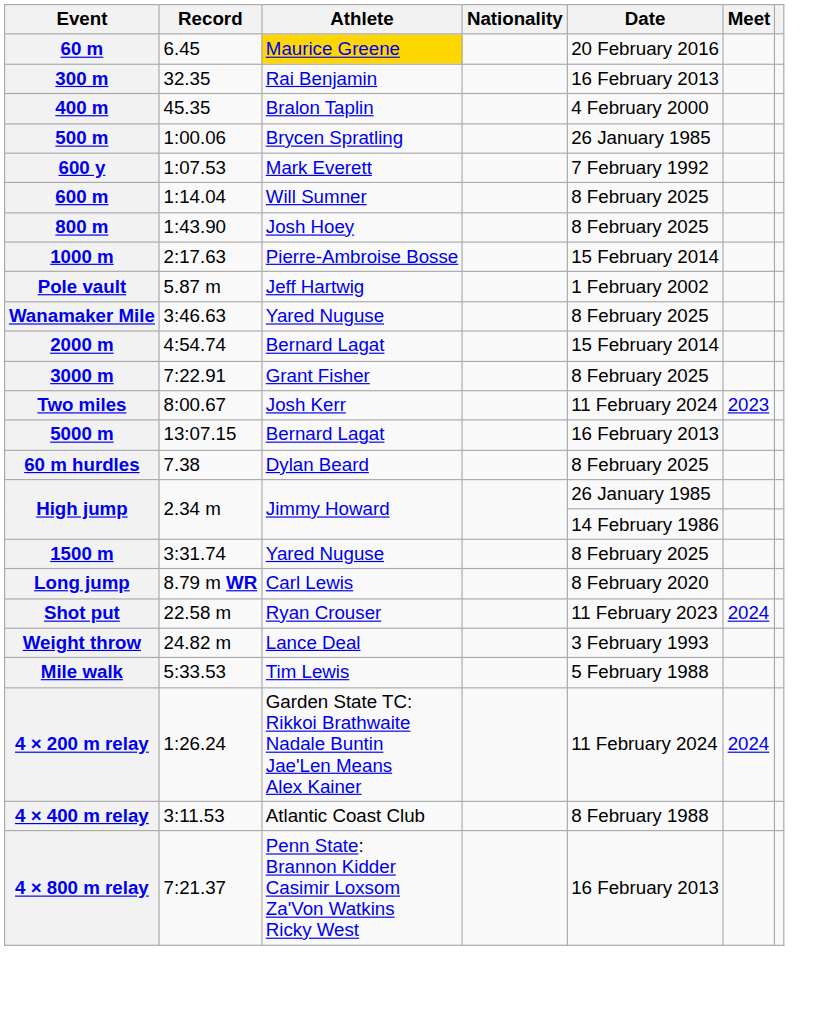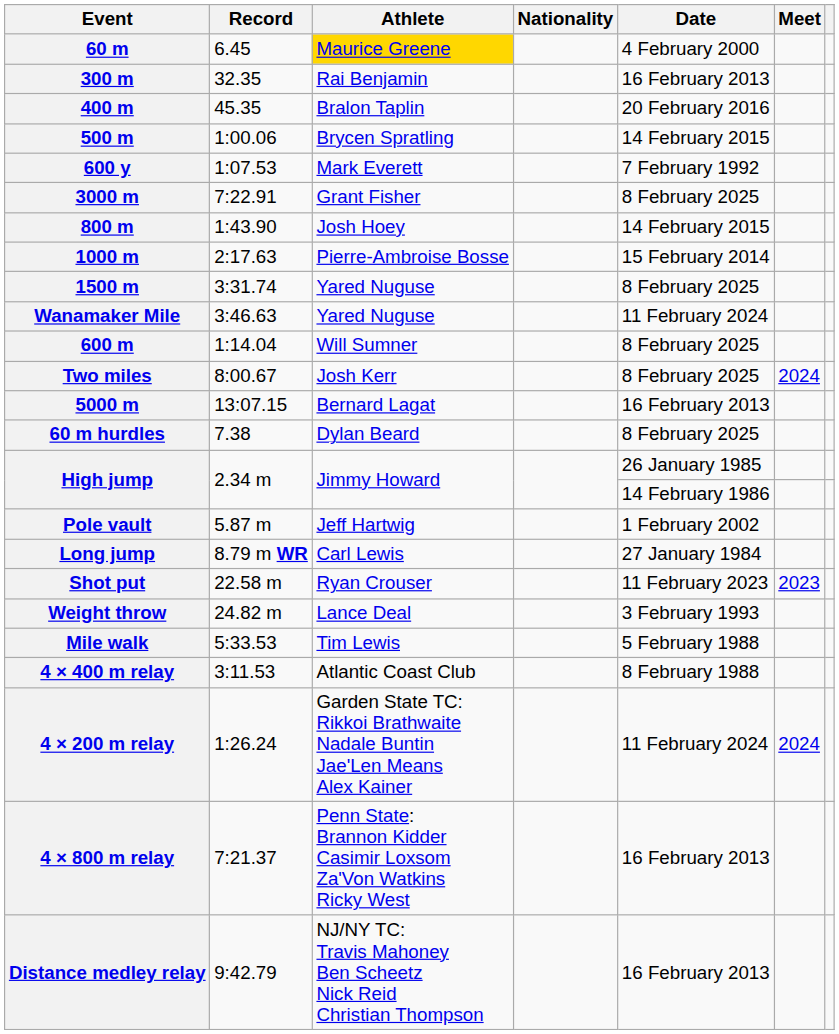(645, 49) 20 February 2016 -> (691, 49) 4 February 2000
(640, 108) 4 February 2000 -> (696, 108) 20 February 2016
(641, 138) 26 January 1985 -> (696, 138) 14 February 2015
rows swapped: (82, 197) <-> (82, 375)
(640, 227) 8 February 2025 -> (696, 227) 14 February 2015
rows swapped: (82, 553) <-> (82, 286)
(640, 316) 8 February 2025 -> (695, 316) 11 February 2024
- row: (82, 345)
(644, 405) 11 February 2024 -> (691, 375) 8 February 2025
(748, 405) 2023 -> (799, 375) 2024
(640, 583) 8 February 2020 -> (692, 553) 27 January 1984
(748, 613) 2024 -> (799, 583) 2023
rows swapped: (82, 744) <-> (82, 816)
+ row: (107, 972)
